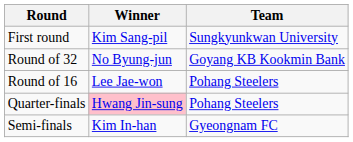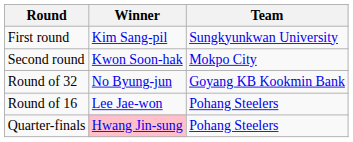+ row: (46, 59)
- row: (40, 125)
